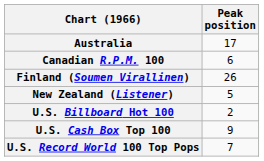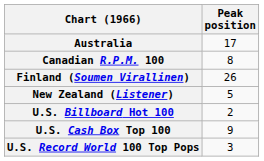(230, 60) 6 -> (230, 60) 8
(230, 147) 7 -> (230, 147) 3
